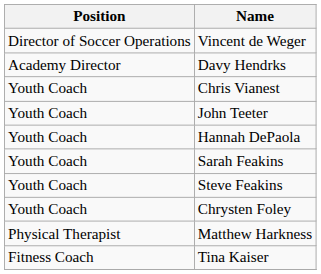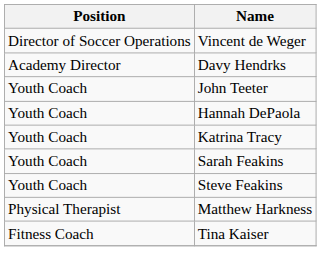- row: (239, 88)
+ row: (240, 137)
- row: (244, 209)
